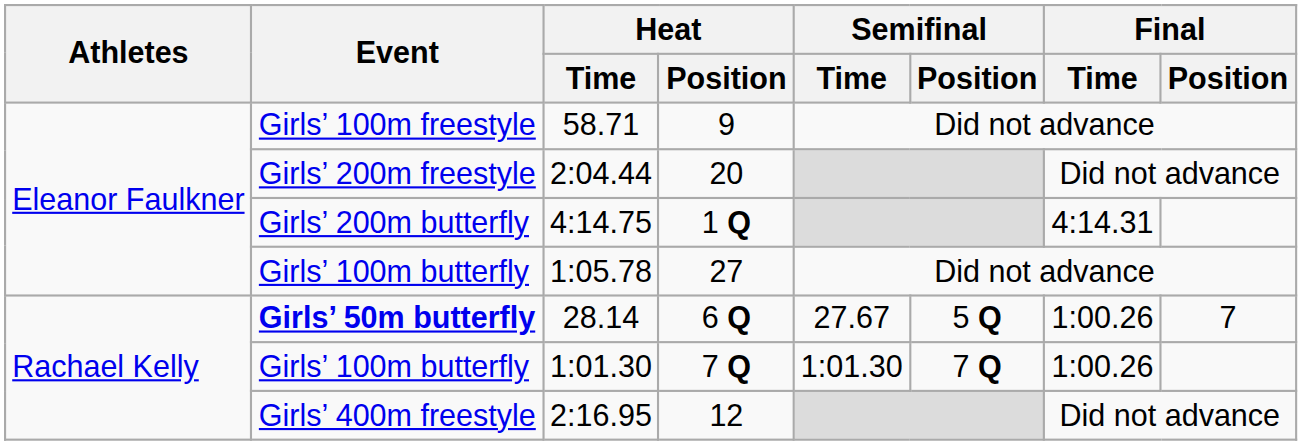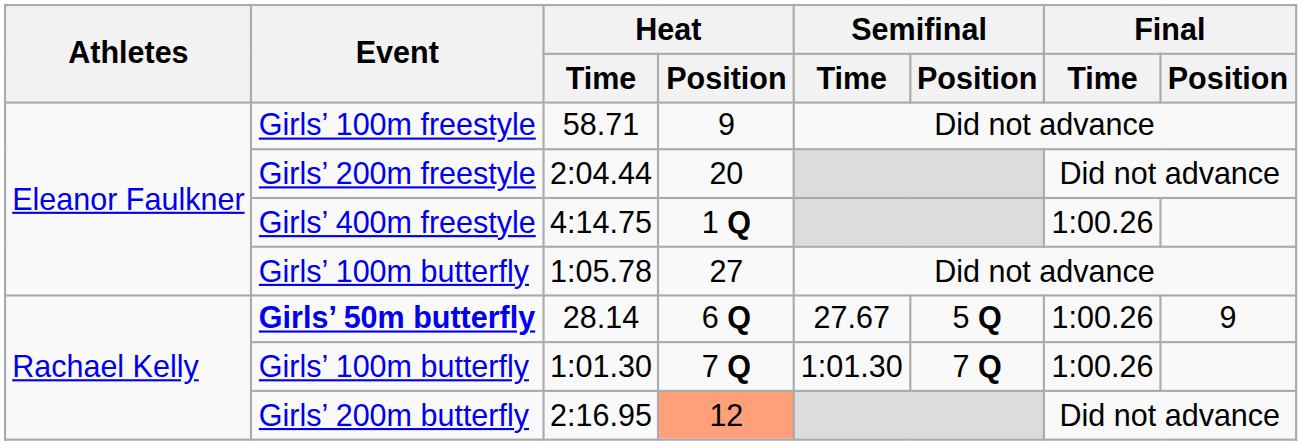(394, 222) Girls’ 200m butterfly -> (397, 222) Girls’ 400m freestyle
(1103, 222) 4:14.31 -> (1103, 222) 1:00.26
(1228, 319) 7 -> (1228, 319) 9
(397, 415) Girls’ 400m freestyle -> (394, 415) Girls’ 200m butterfly
(726, 415) no background -> (726, 415) lightsalmon background
